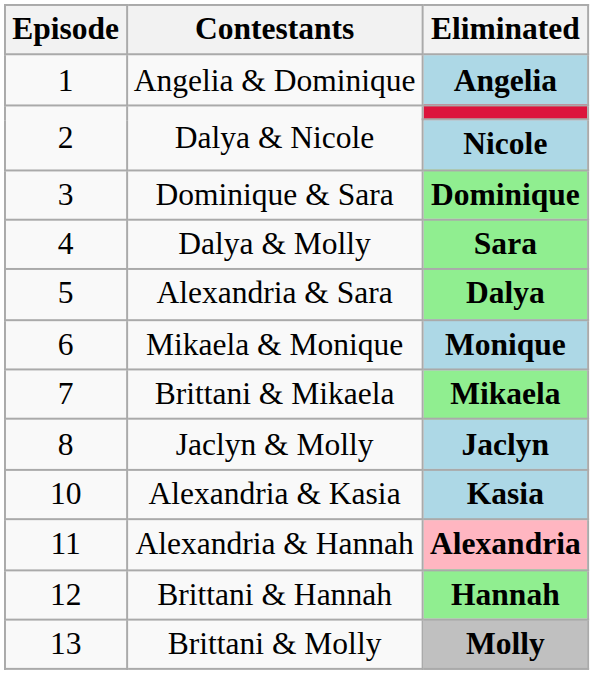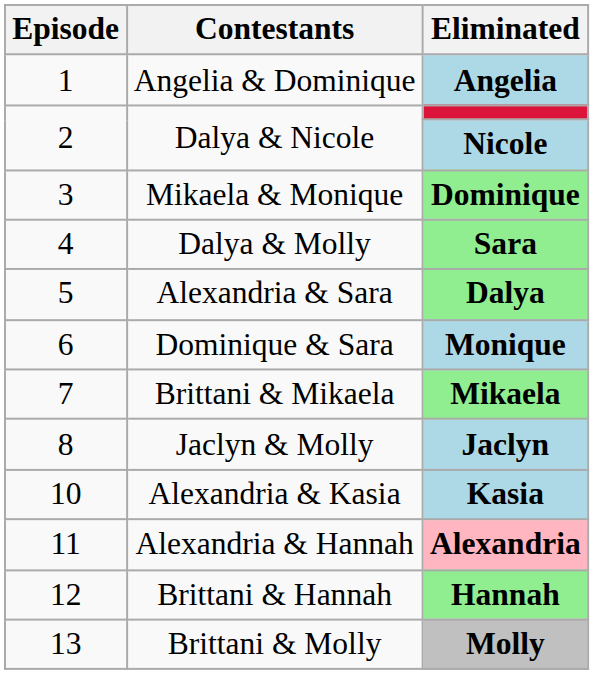(275, 193) Dominique & Sara -> (275, 193) Mikaela & Monique
(275, 343) Mikaela & Monique -> (275, 343) Dominique & Sara
